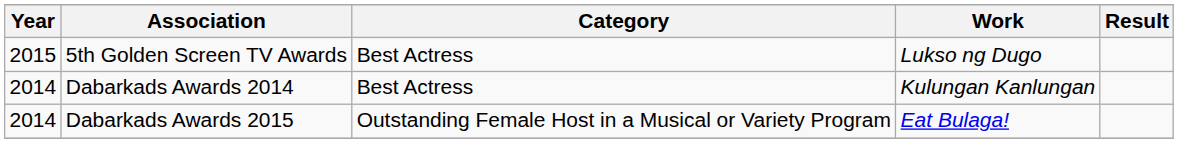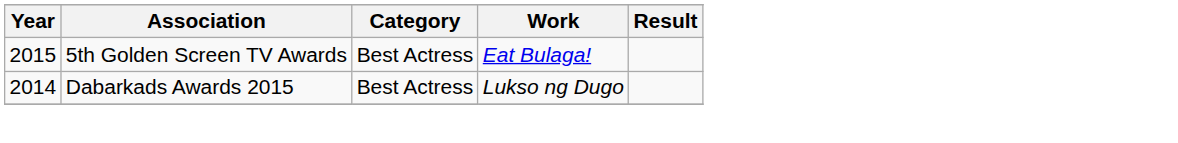(971, 54) Lukso ng Dugo -> (537, 54) Eat Bulaga!
- row: (180, 87)
(624, 120) Outstanding Female Host in a Musical or Variety Program -> (415, 87) Best Actress
(955, 120) Eat Bulaga! -> (553, 87) Lukso ng Dugo
